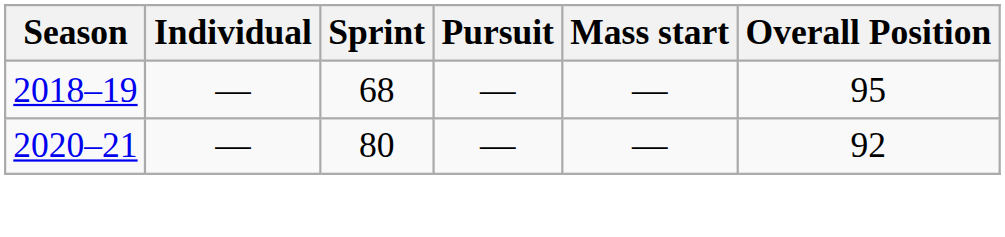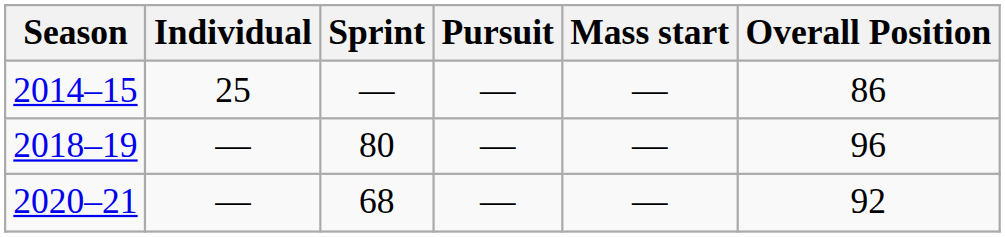+ row: (75, 88)
(377, 88) 68 -> (377, 145) 80
(868, 88) 95 -> (868, 145) 96
(377, 145) 80 -> (377, 201) 68
